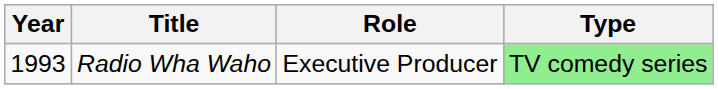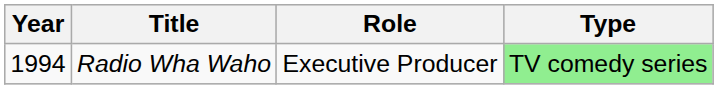(38, 63) 1993 -> (38, 63) 1994
